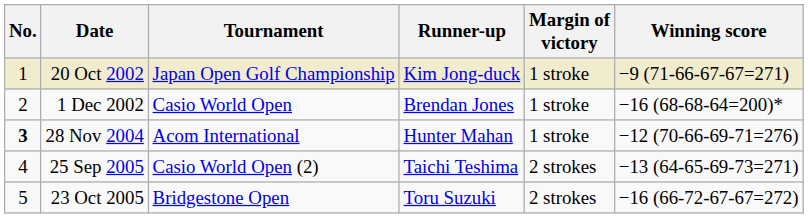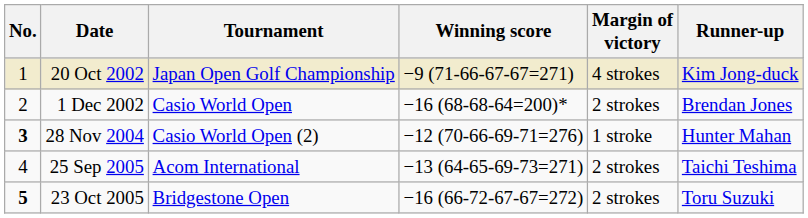columns swapped: (709, 31) <-> (462, 31)
(559, 73) 1 stroke -> (626, 73) 4 strokes
(559, 104) 1 stroke -> (626, 104) 2 strokes
(226, 135) Acom International -> (236, 135) Casio World Open (2)
(236, 166) Casio World Open (2) -> (226, 166) Acom International
(23, 197) normal -> (23, 197) bold
